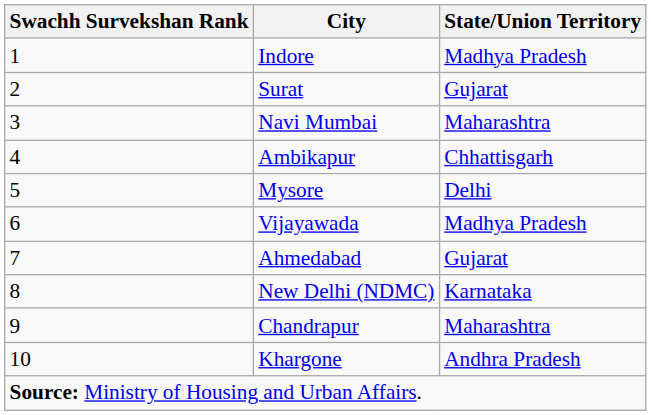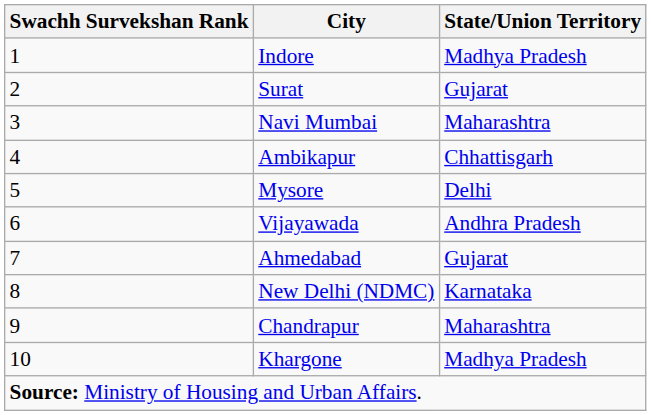(515, 223) Madhya Pradesh -> (512, 223) Andhra Pradesh
(512, 358) Andhra Pradesh -> (515, 358) Madhya Pradesh
